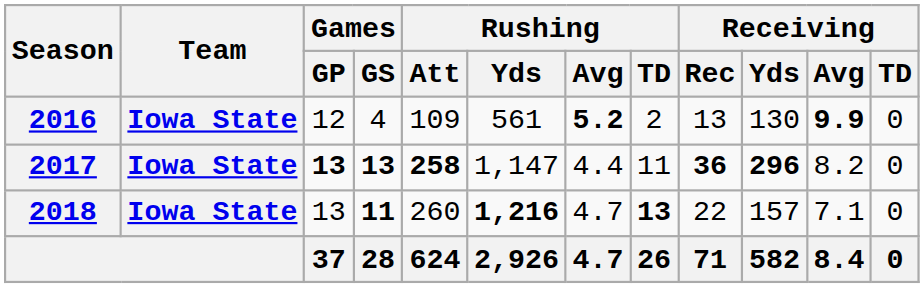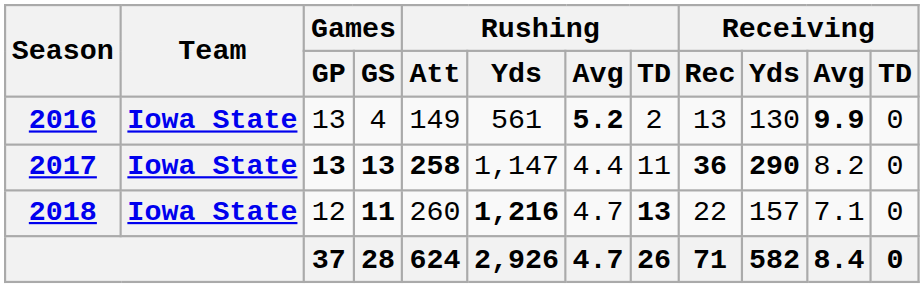(329, 121) 12 -> (329, 121) 13
(435, 121) 109 -> (435, 121) 149
(775, 167) 296 -> (775, 167) 290
(329, 213) 13 -> (329, 213) 12
